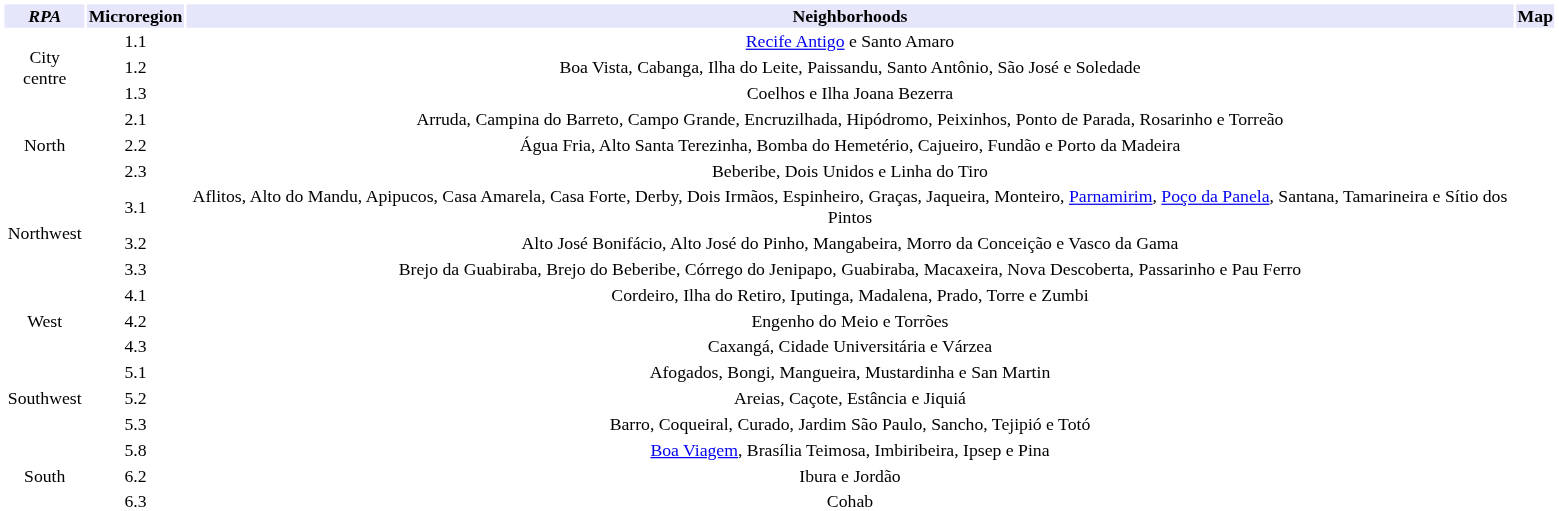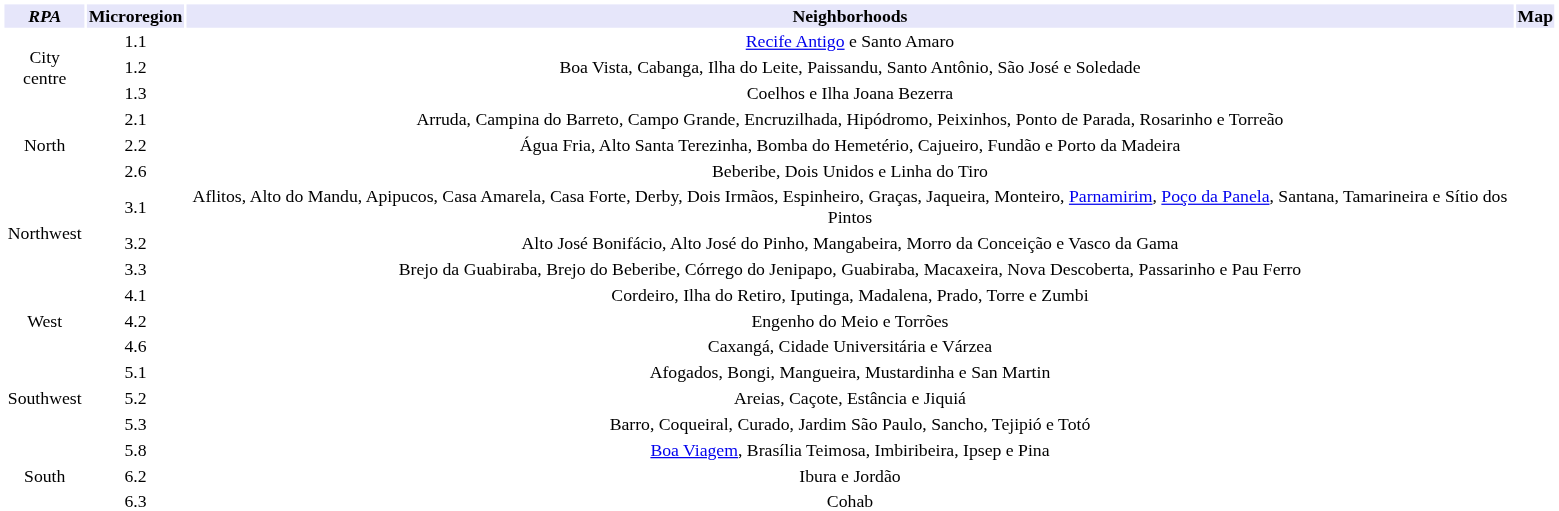(135, 170) 2.3 -> (135, 170) 2.6
(135, 346) 4.3 -> (135, 346) 4.6
